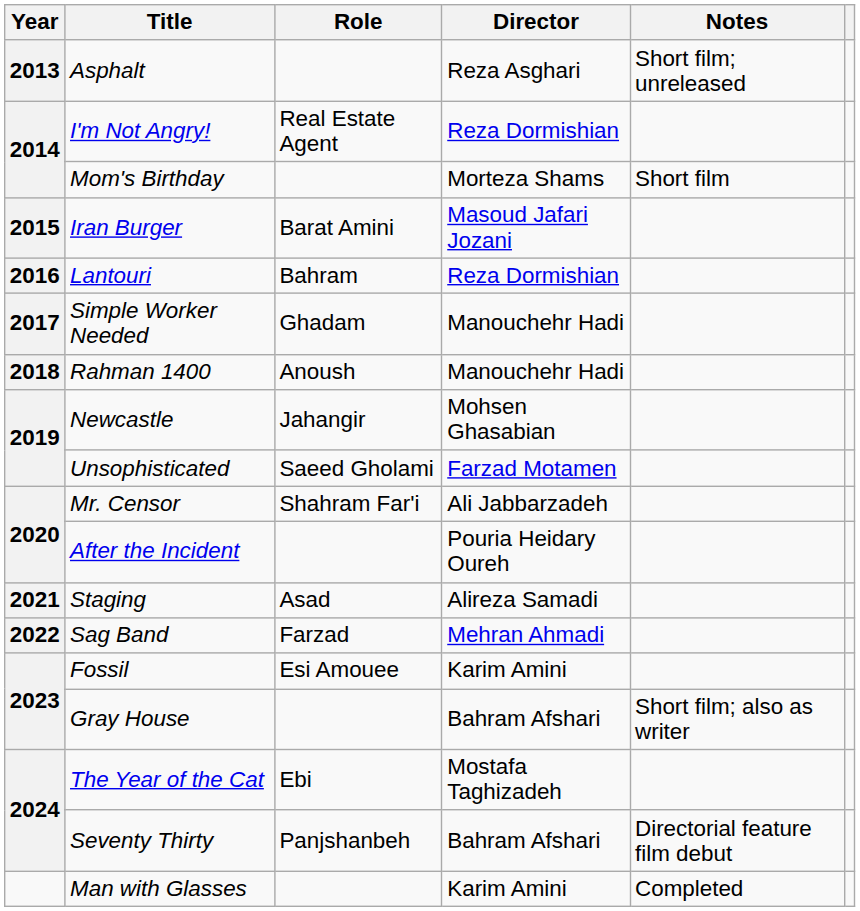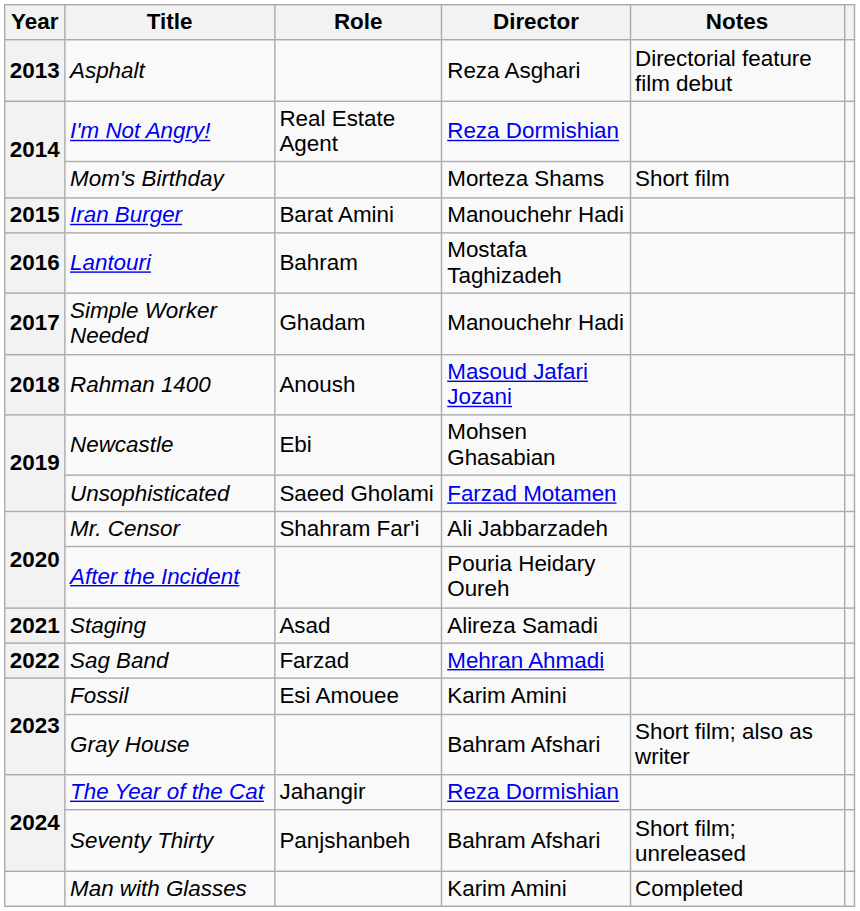(690, 70) Short film; unreleased -> (723, 70) Directorial feature film debut
(518, 227) Masoud Jafari Jozani -> (536, 214) Manouchehr Hadi
(533, 275) Reza Dormishian -> (505, 262) Mostafa Taghizadeh
(536, 371) Manouchehr Hadi -> (518, 384) Masoud Jafari Jozani
(322, 419) Jahangir -> (296, 445) Ebi
(296, 779) Ebi -> (322, 792) Jahangir
(505, 779) Mostafa Taghizadeh -> (533, 792) Reza Dormishian
(723, 840) Directorial feature film debut -> (690, 840) Short film; unreleased
